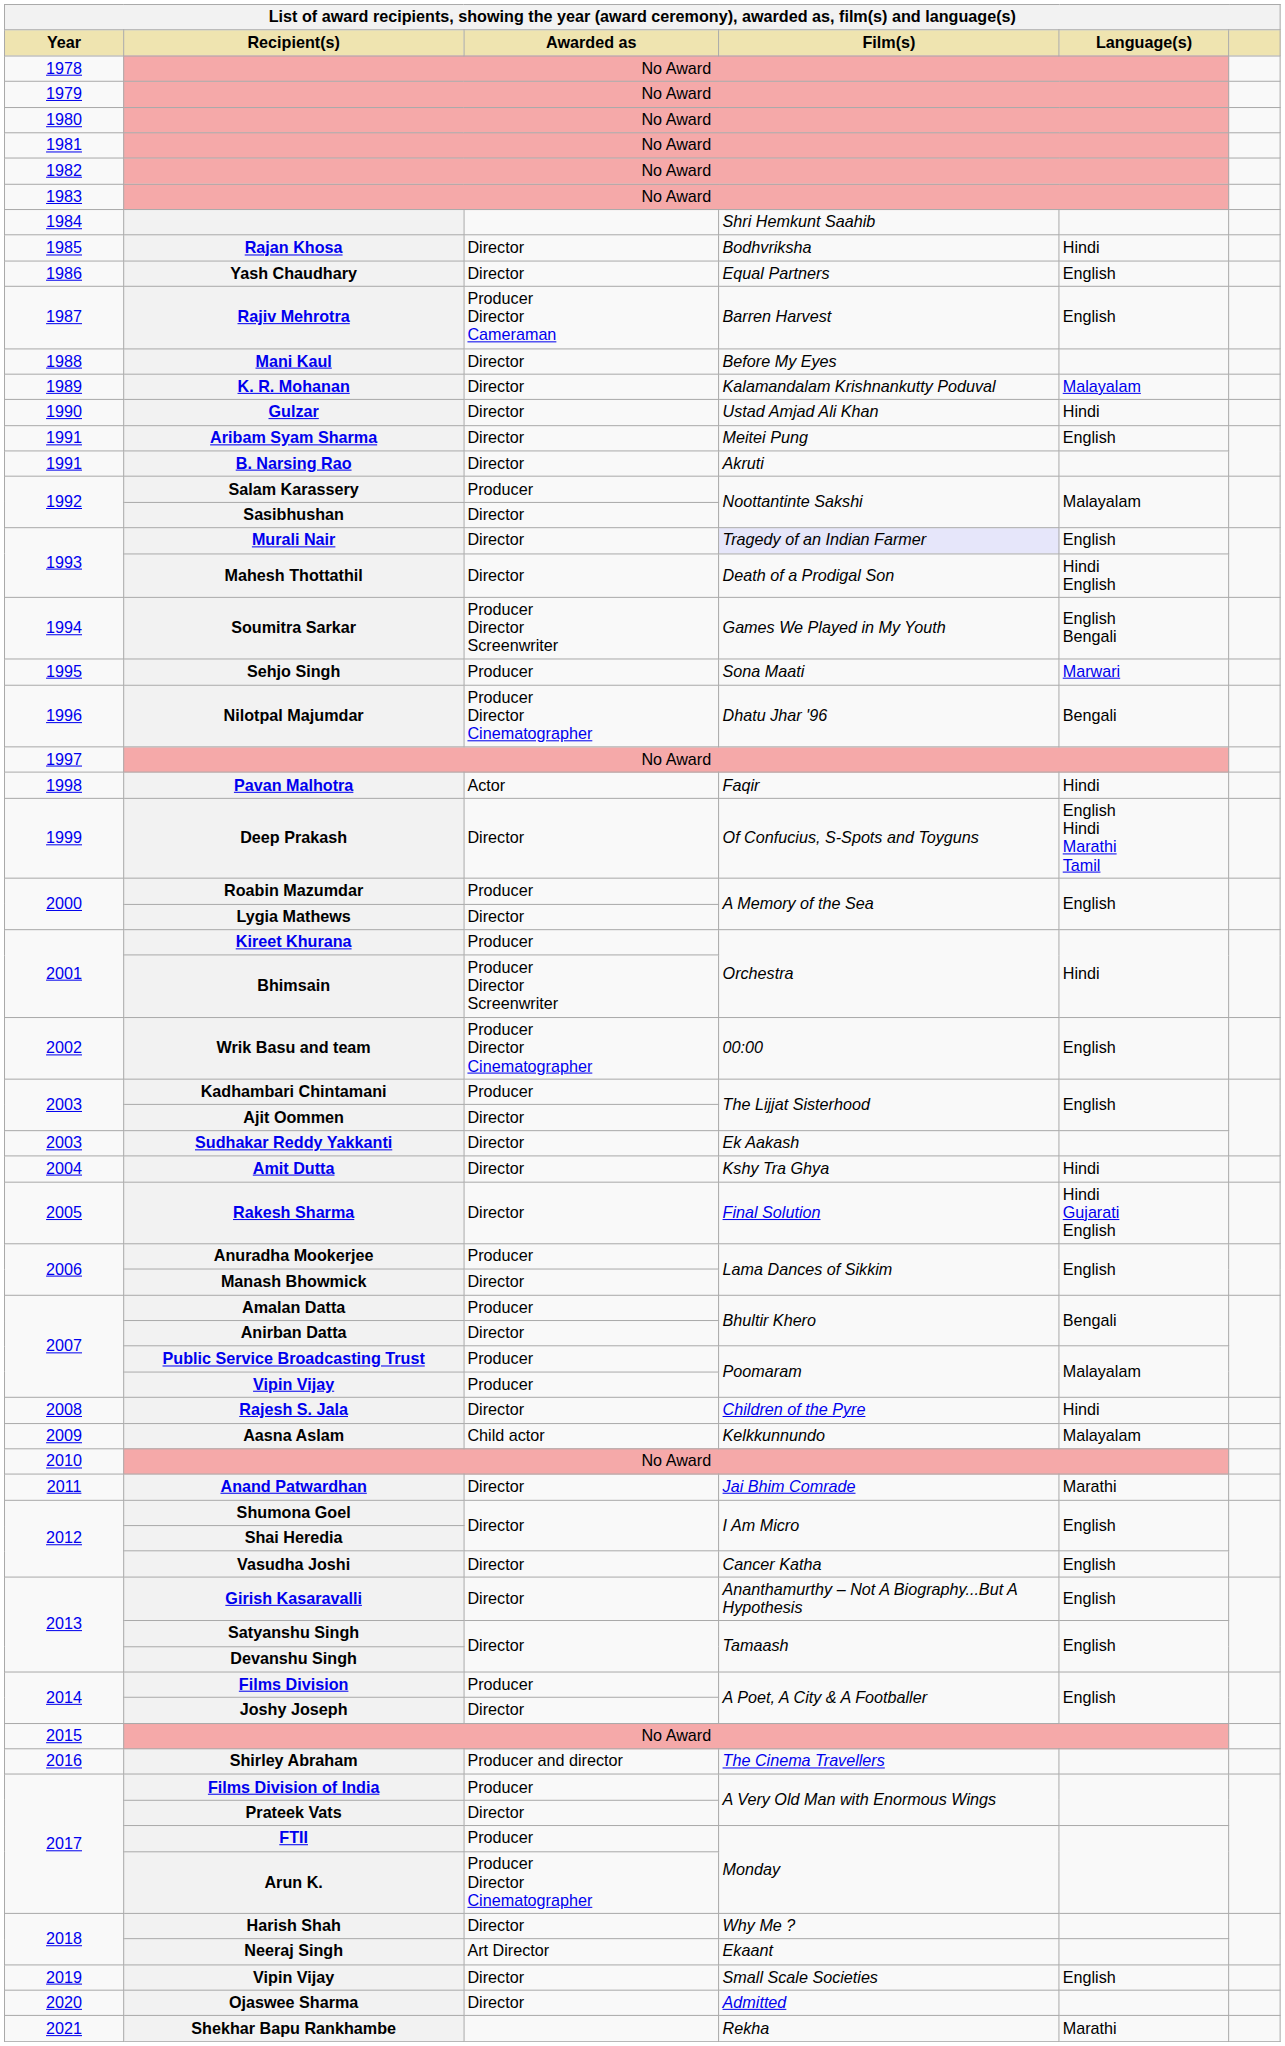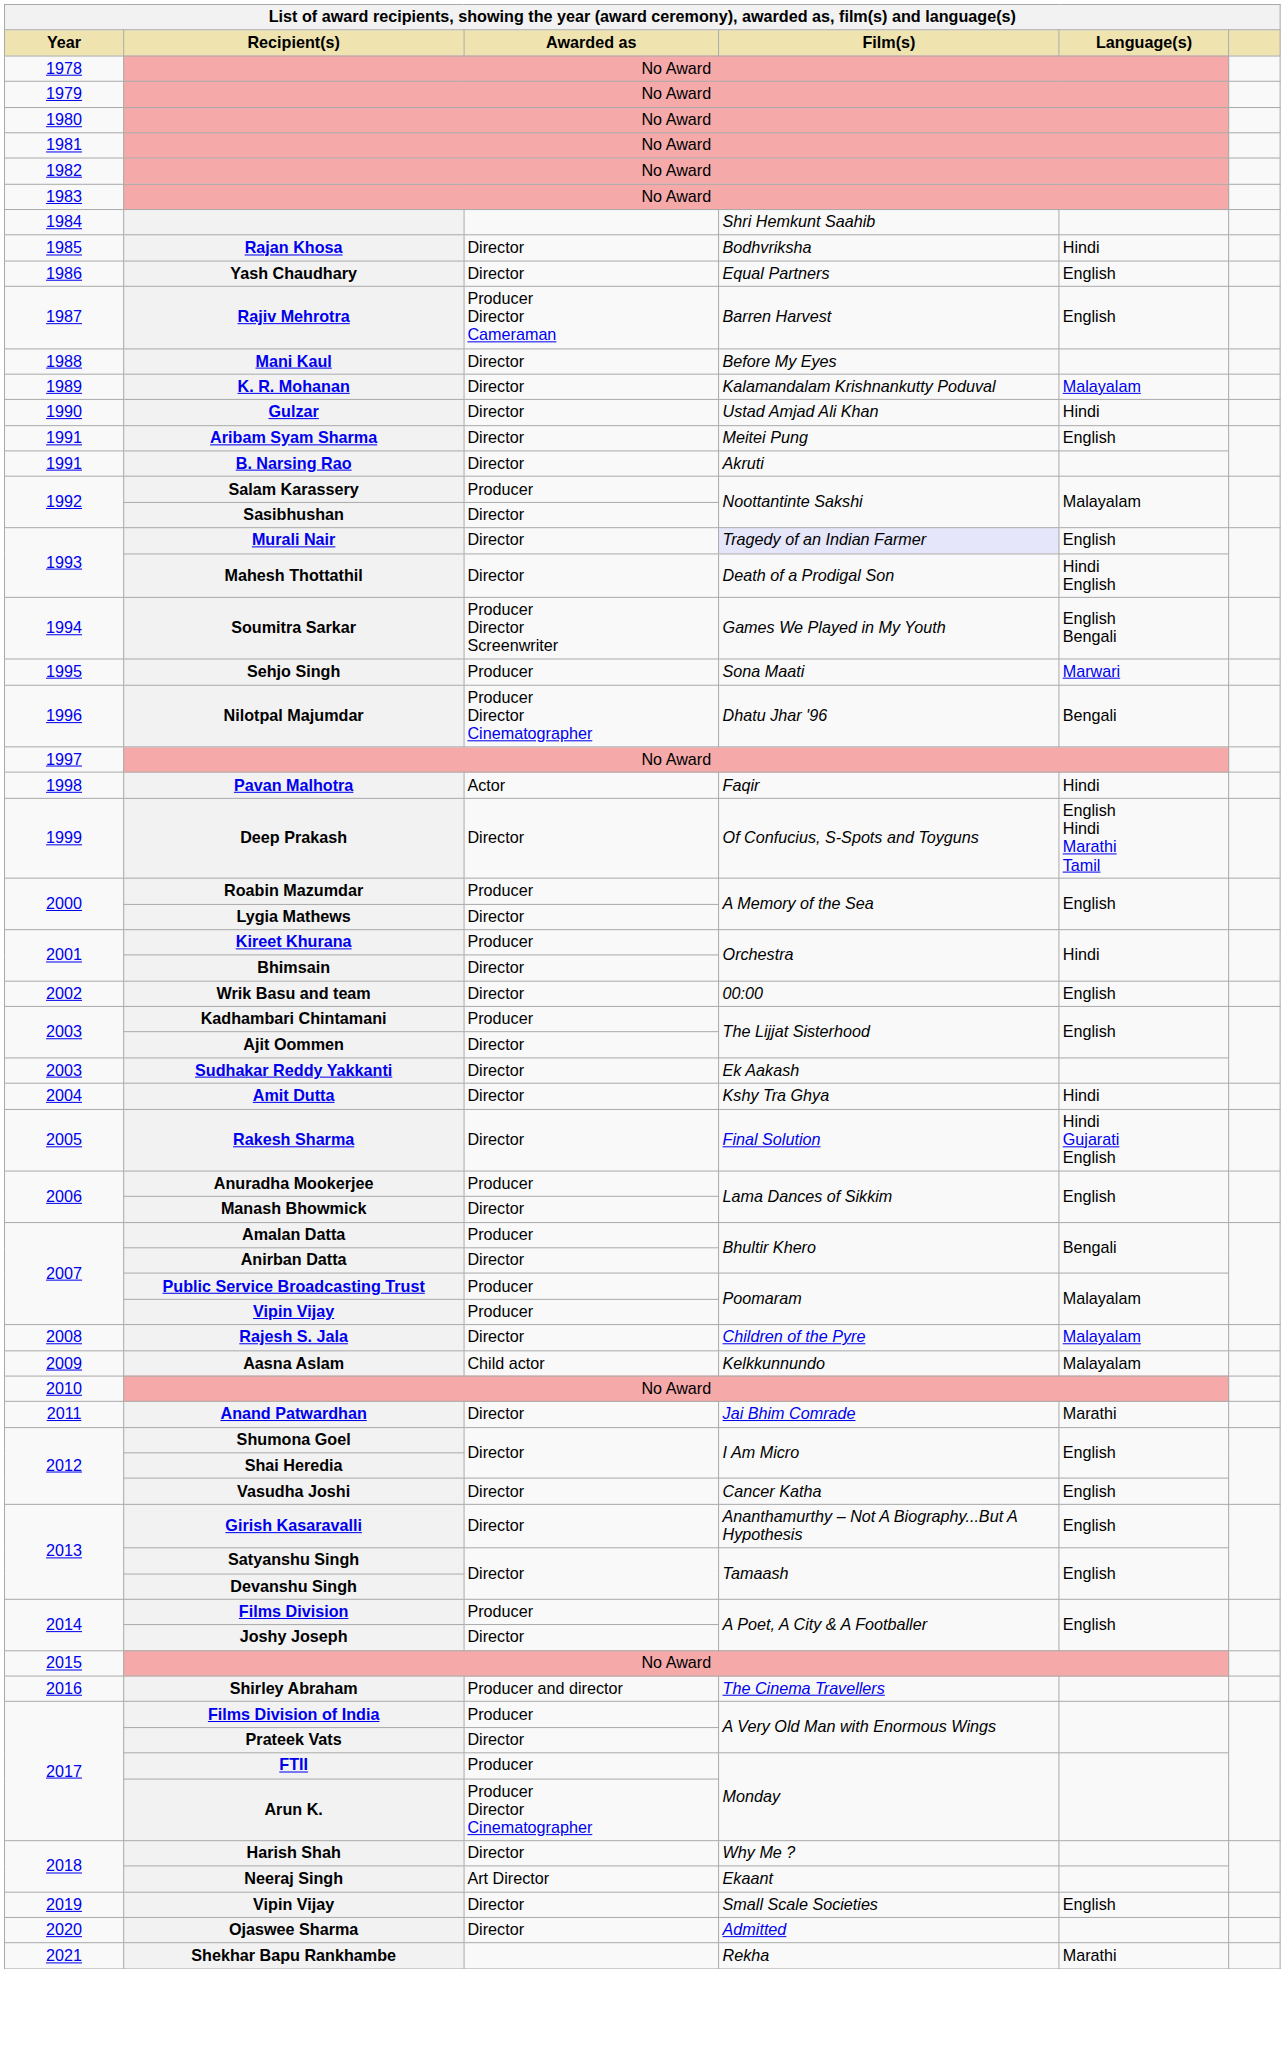(513, 986) Producer Director Screenwriter -> (496, 967) Director
(530, 1048) Producer Director Cinematographer -> (496, 993) Director
(1081, 1410) Hindi -> (1102, 1337) Malayalam
